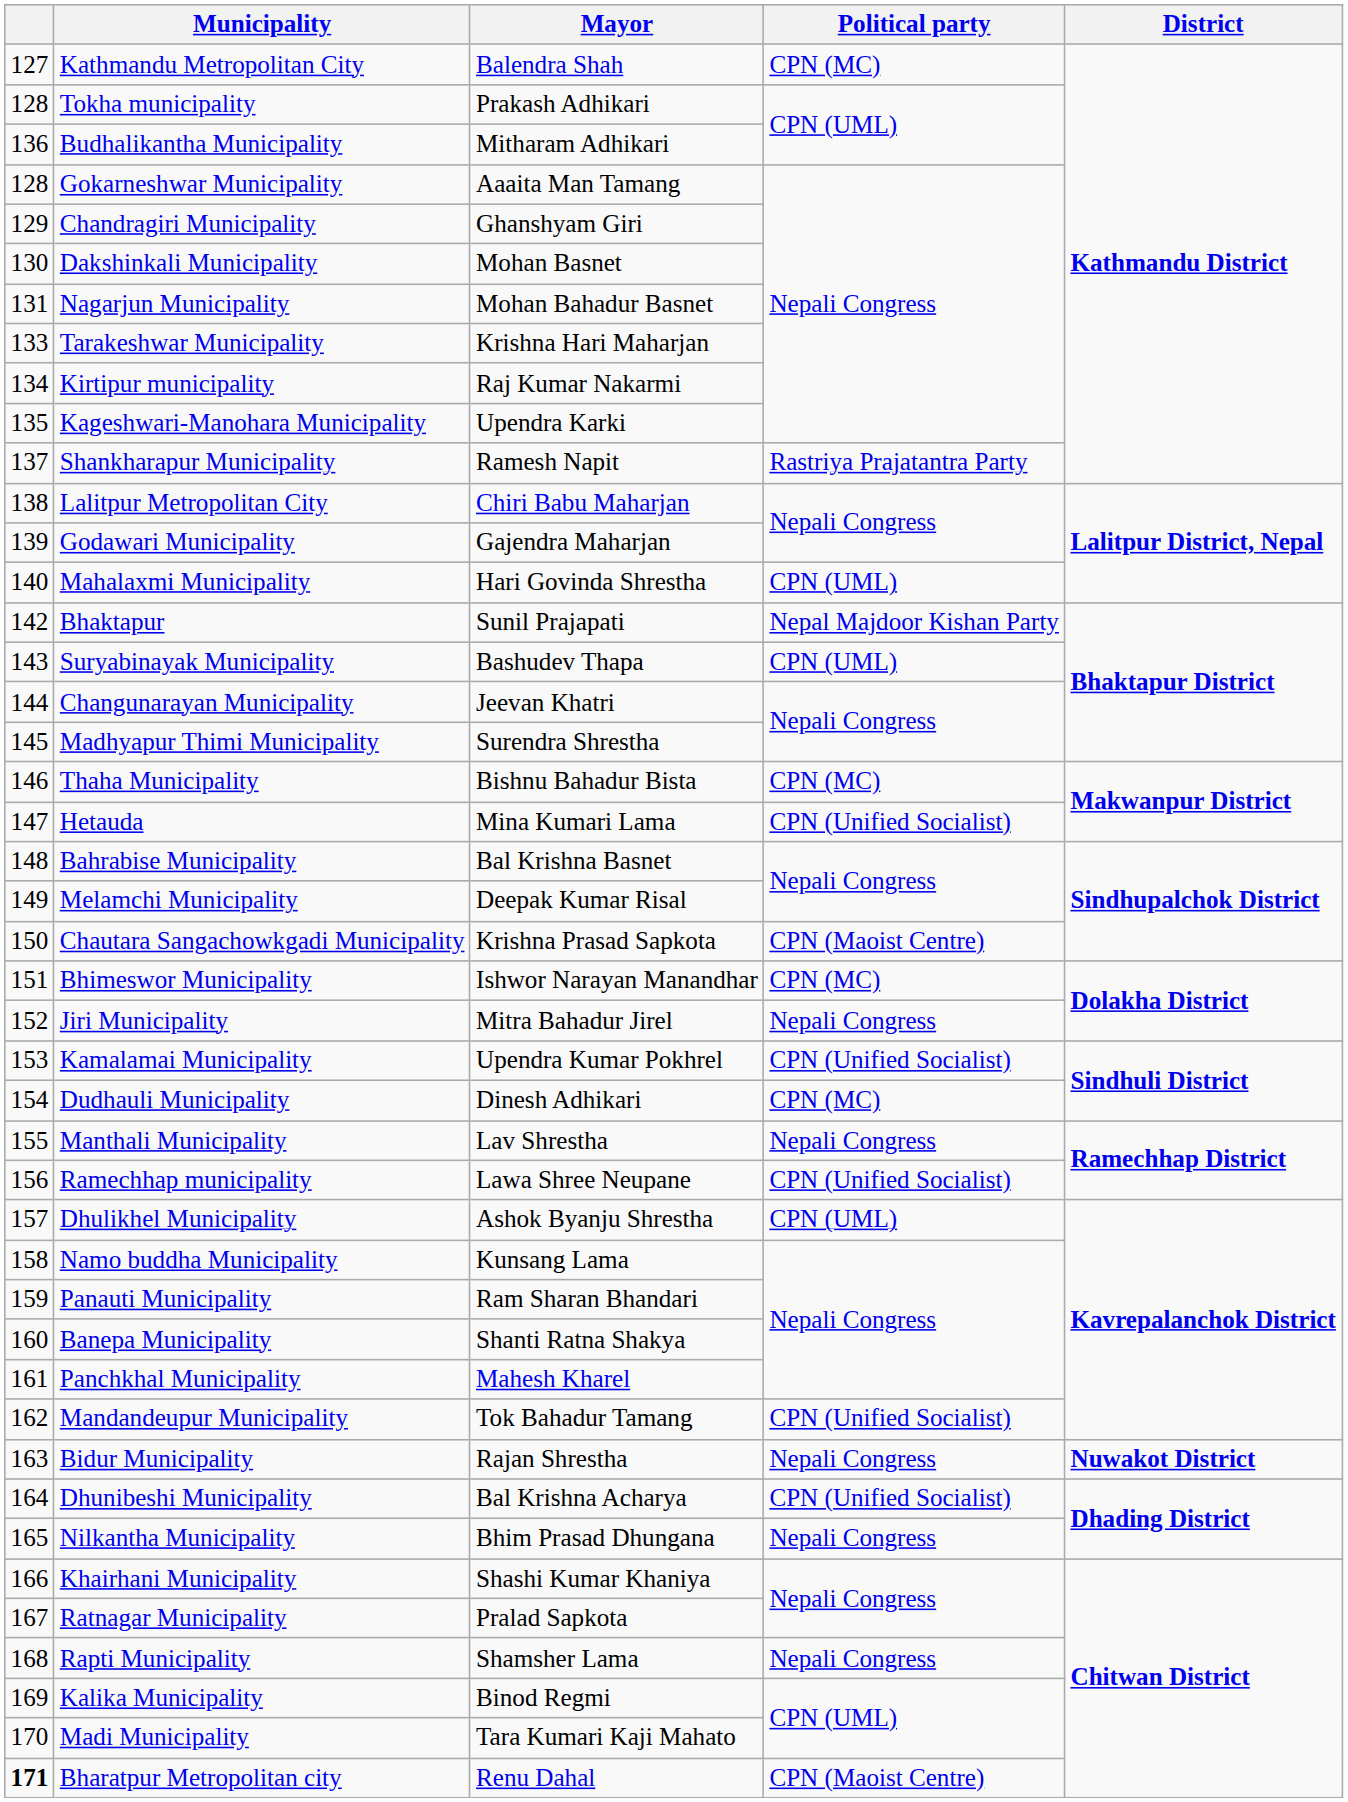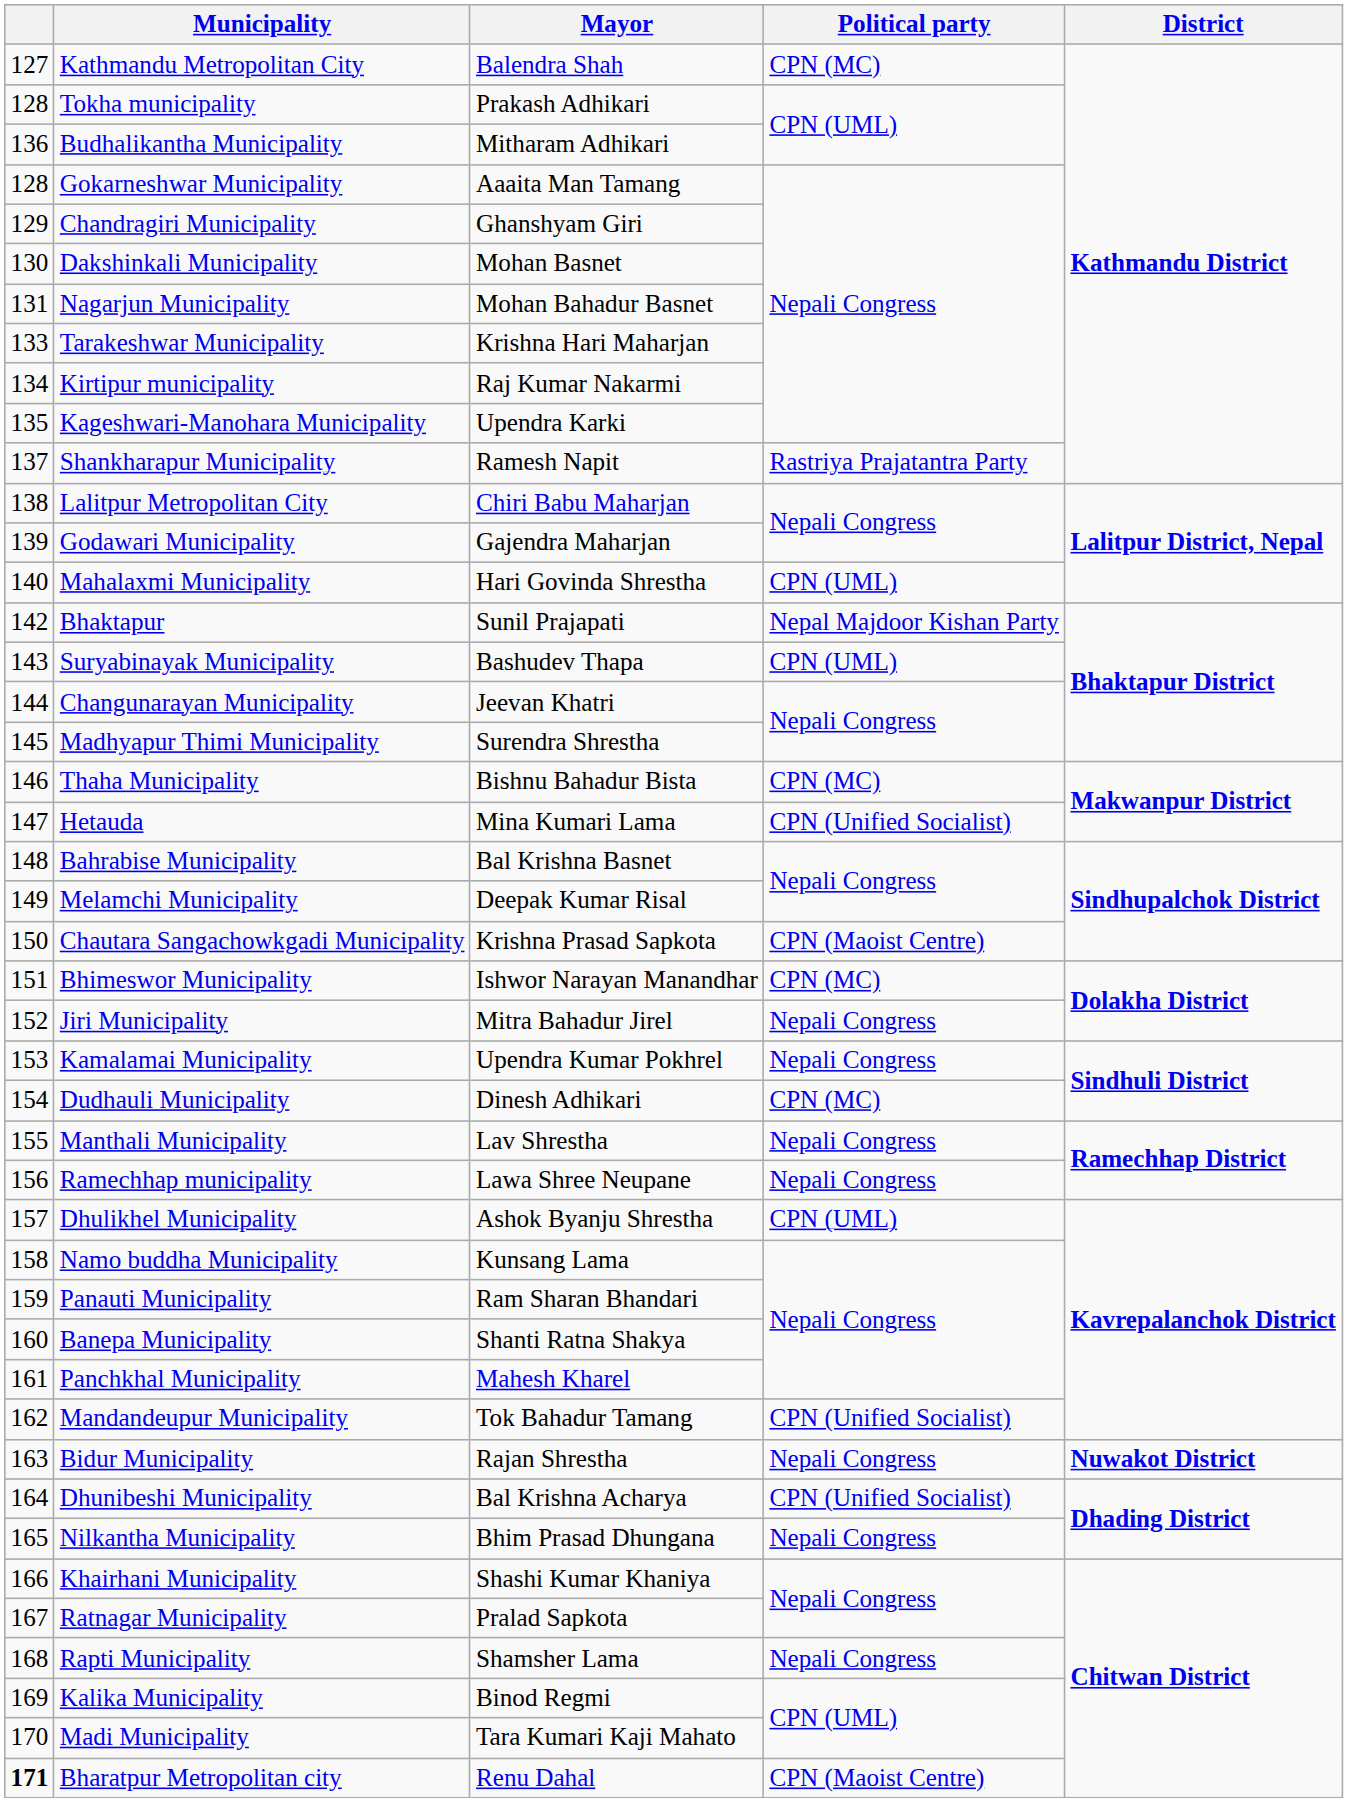(890, 1060) CPN (Unified Socialist) -> (853, 1060) Nepali Congress
(890, 1179) CPN (Unified Socialist) -> (853, 1179) Nepali Congress
